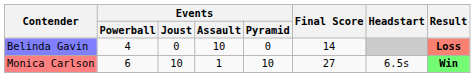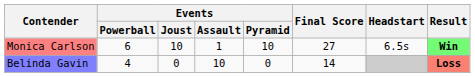rows swapped: (51, 64) <-> (48, 47)
